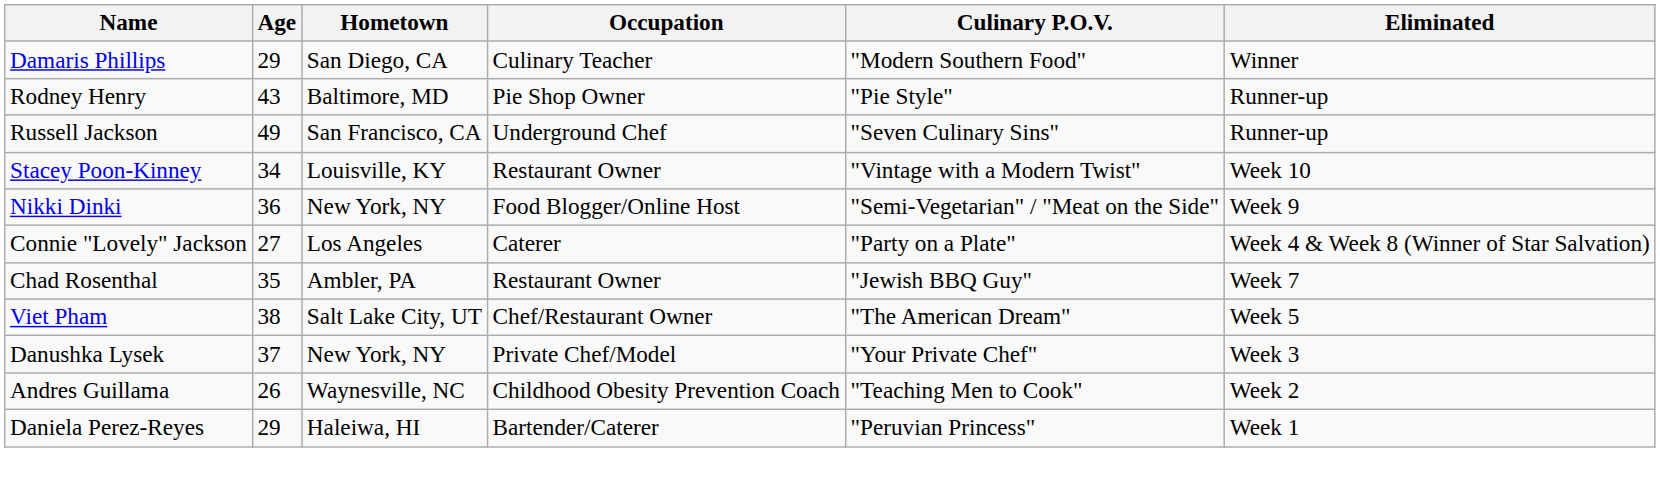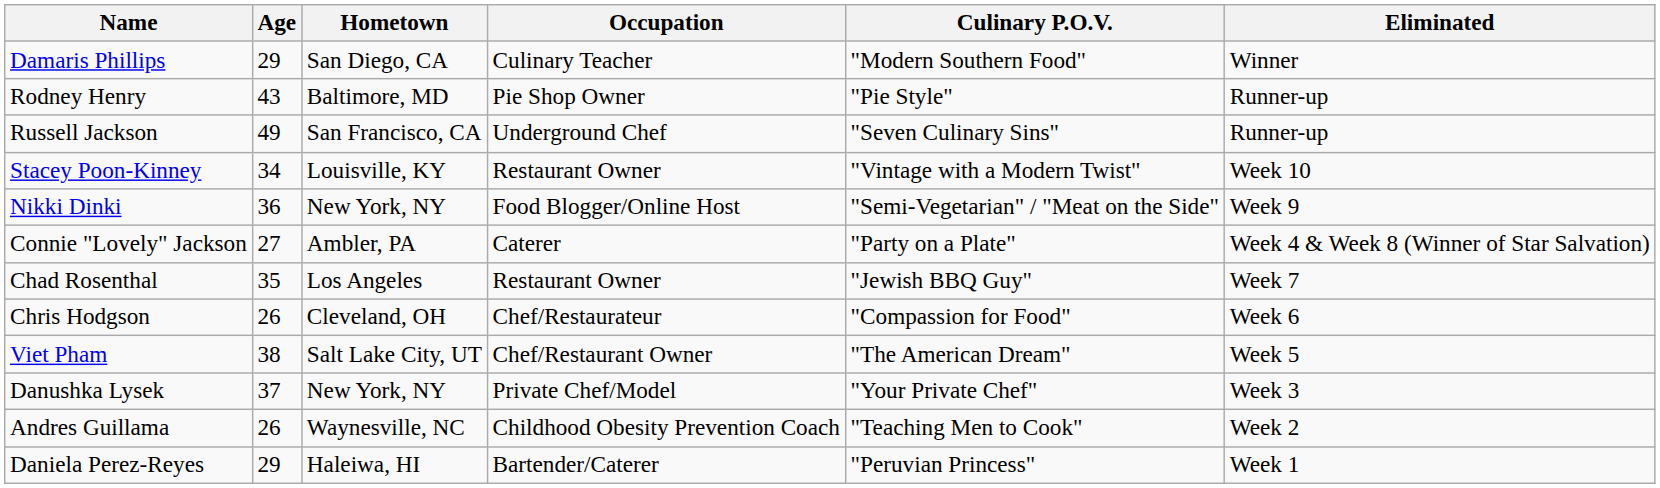(365, 243) Los Angeles -> (361, 243) Ambler, PA
(361, 280) Ambler, PA -> (365, 280) Los Angeles
+ row: (80, 317)
